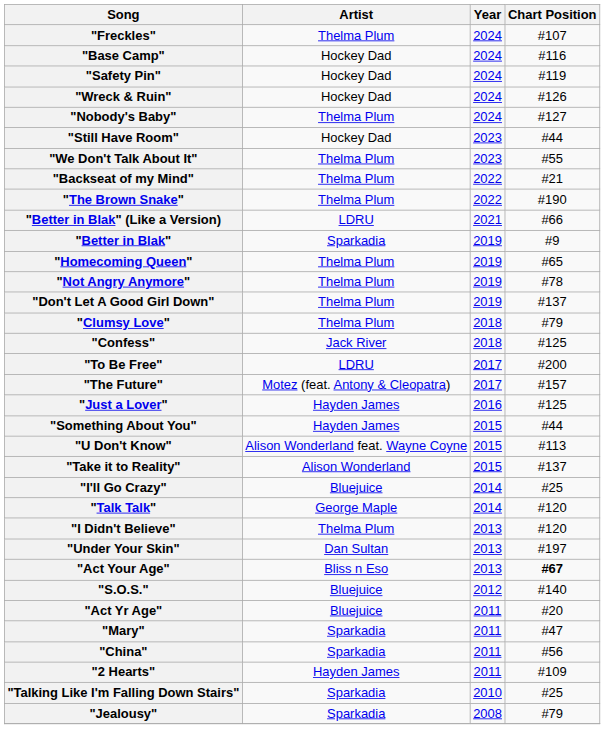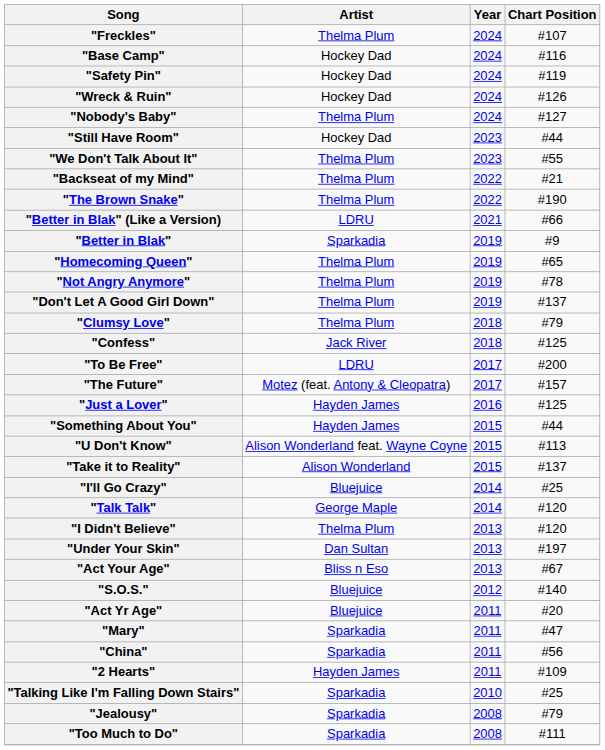(552, 569) bold -> (552, 569) normal
+ row: (123, 734)
